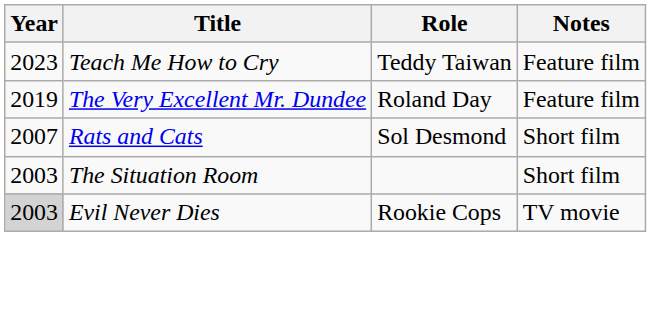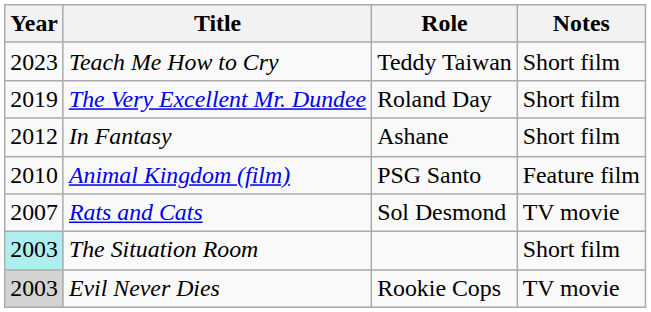(581, 61) Feature film -> (571, 61) Short film
(581, 99) Feature film -> (571, 99) Short film
+ row: (120, 136)
+ row: (179, 174)
(571, 136) Short film -> (571, 212) TV movie
(34, 174) no background -> (34, 250) paleturquoise background
